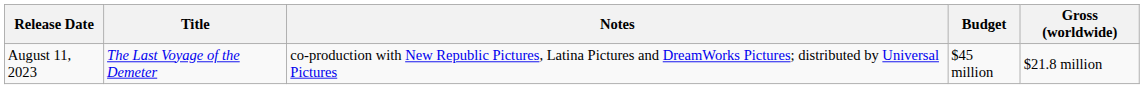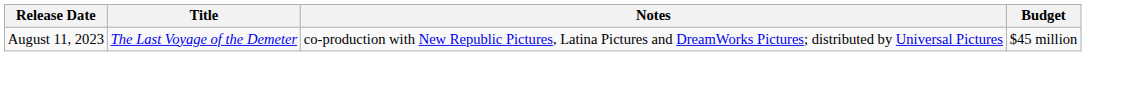- column: (1080, 24)
